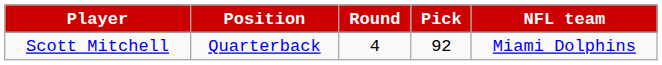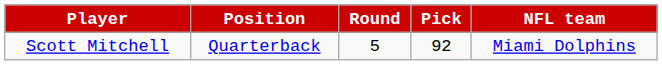(375, 46) 4 -> (375, 46) 5
